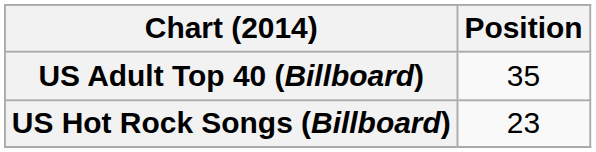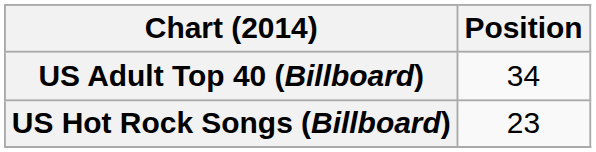(523, 75) 35 -> (523, 75) 34
